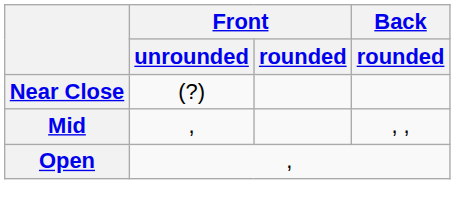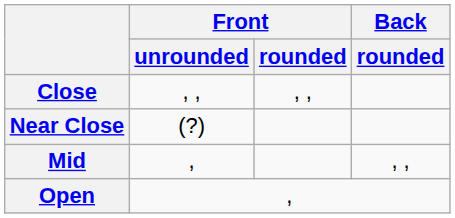+ row: (67, 91)
